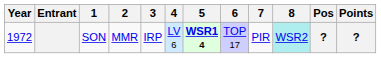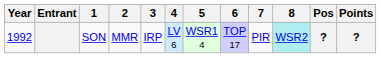(20, 38) 1972 -> (20, 38) 1992
(202, 38) bold -> (202, 38) normal
